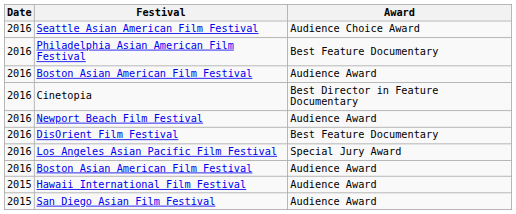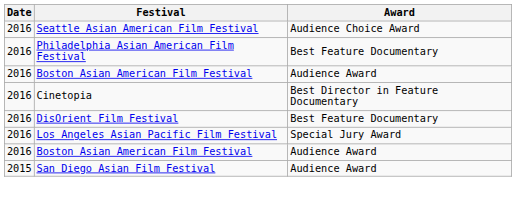- row: (120, 119)
- row: (141, 185)
